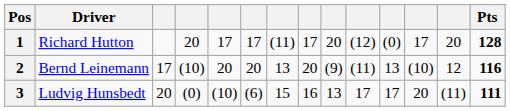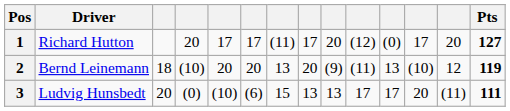(490, 42) 128 -> (490, 42) 127
(164, 67) 17 -> (164, 67) 18
(490, 67) 116 -> (490, 67) 119
(310, 92) 16 -> (310, 92) 13
